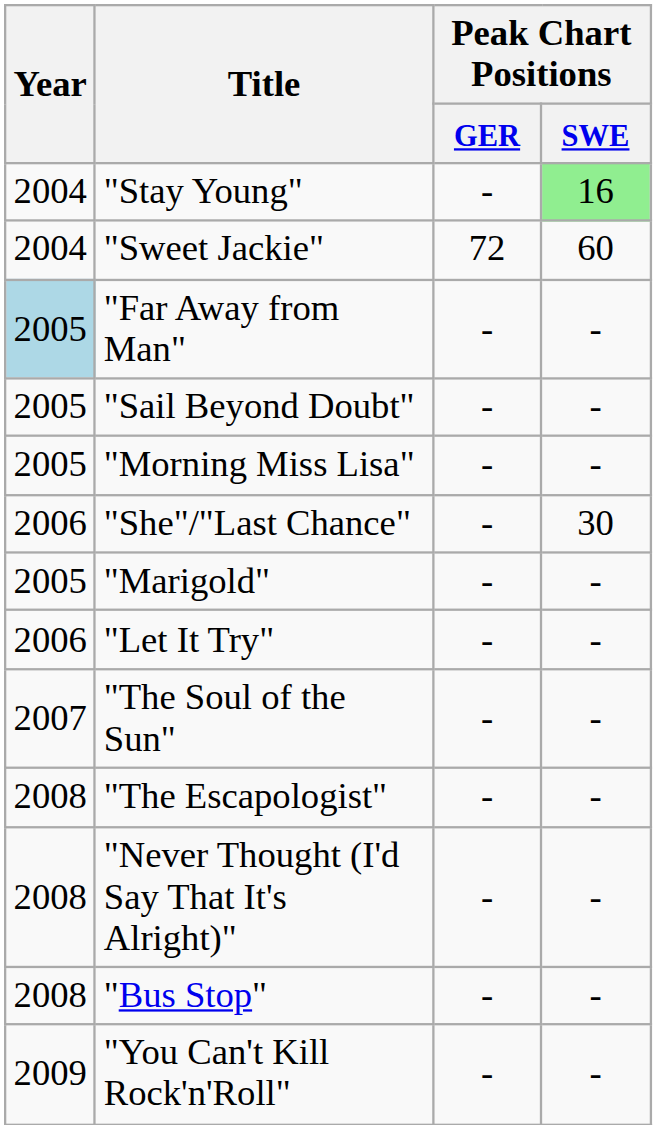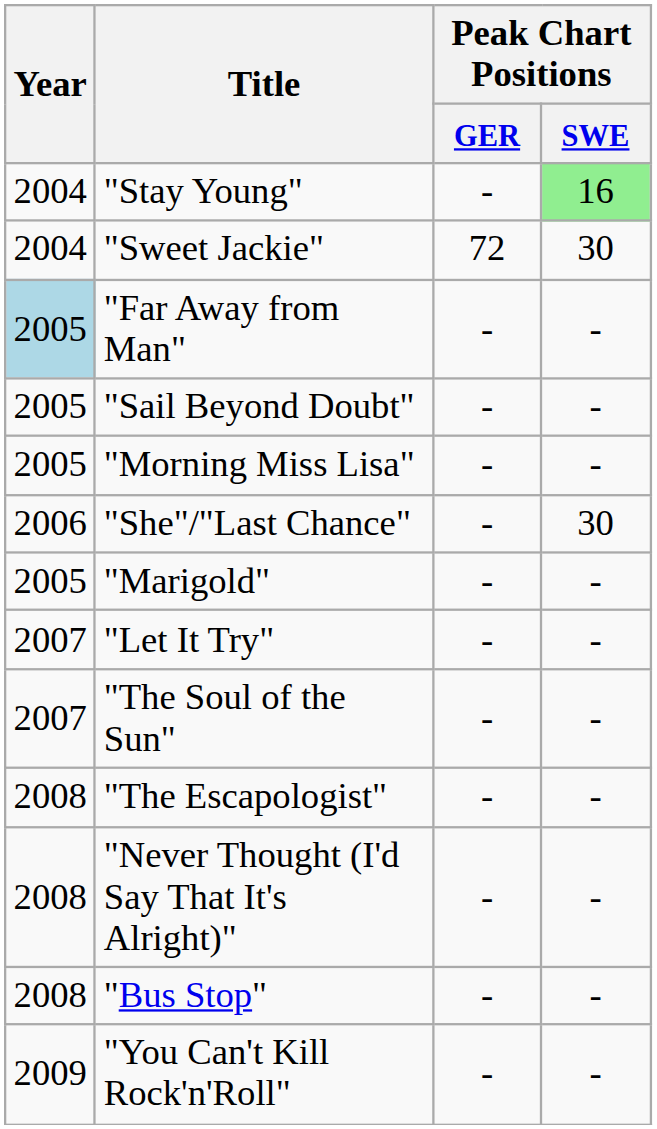(596, 249) 60 -> (596, 249) 30
(50, 638) 2006 -> (50, 638) 2007
